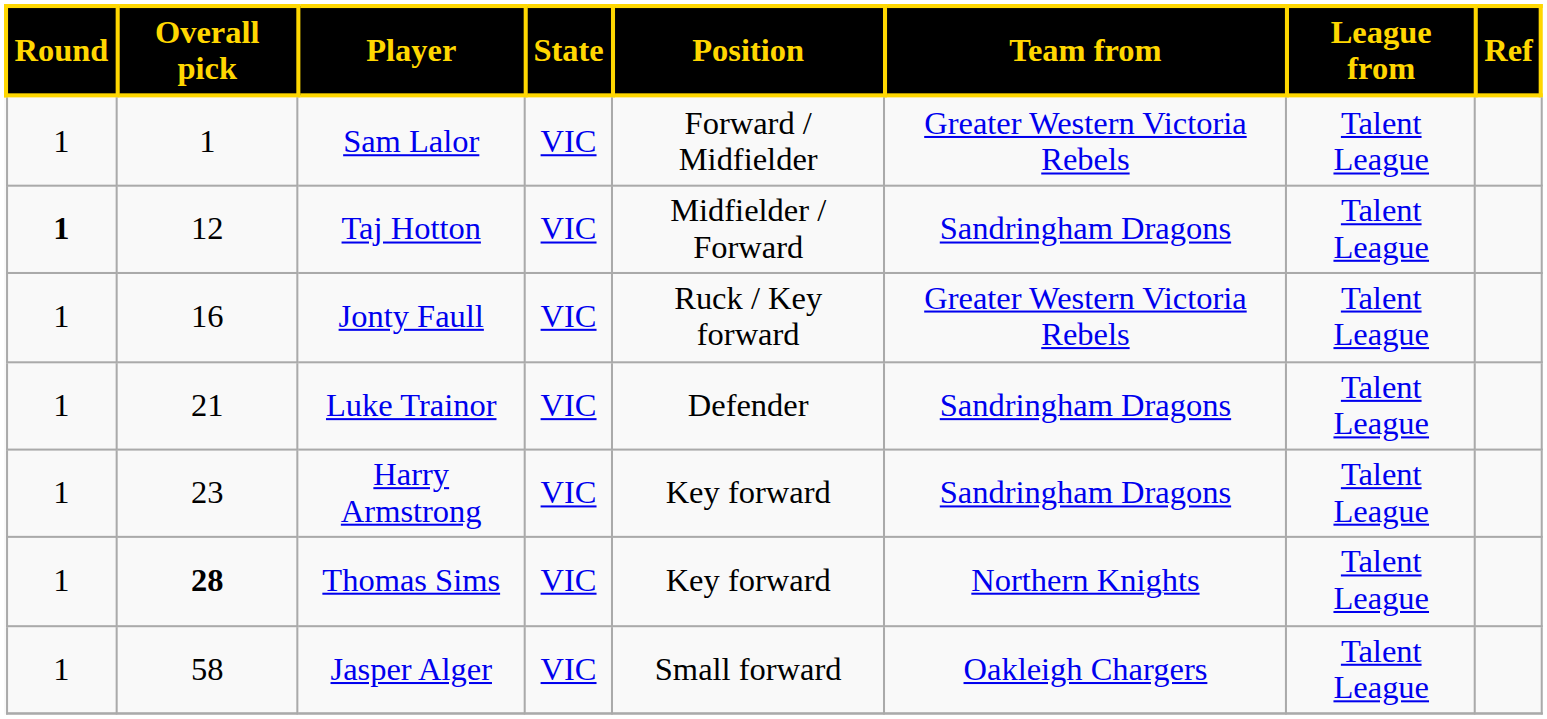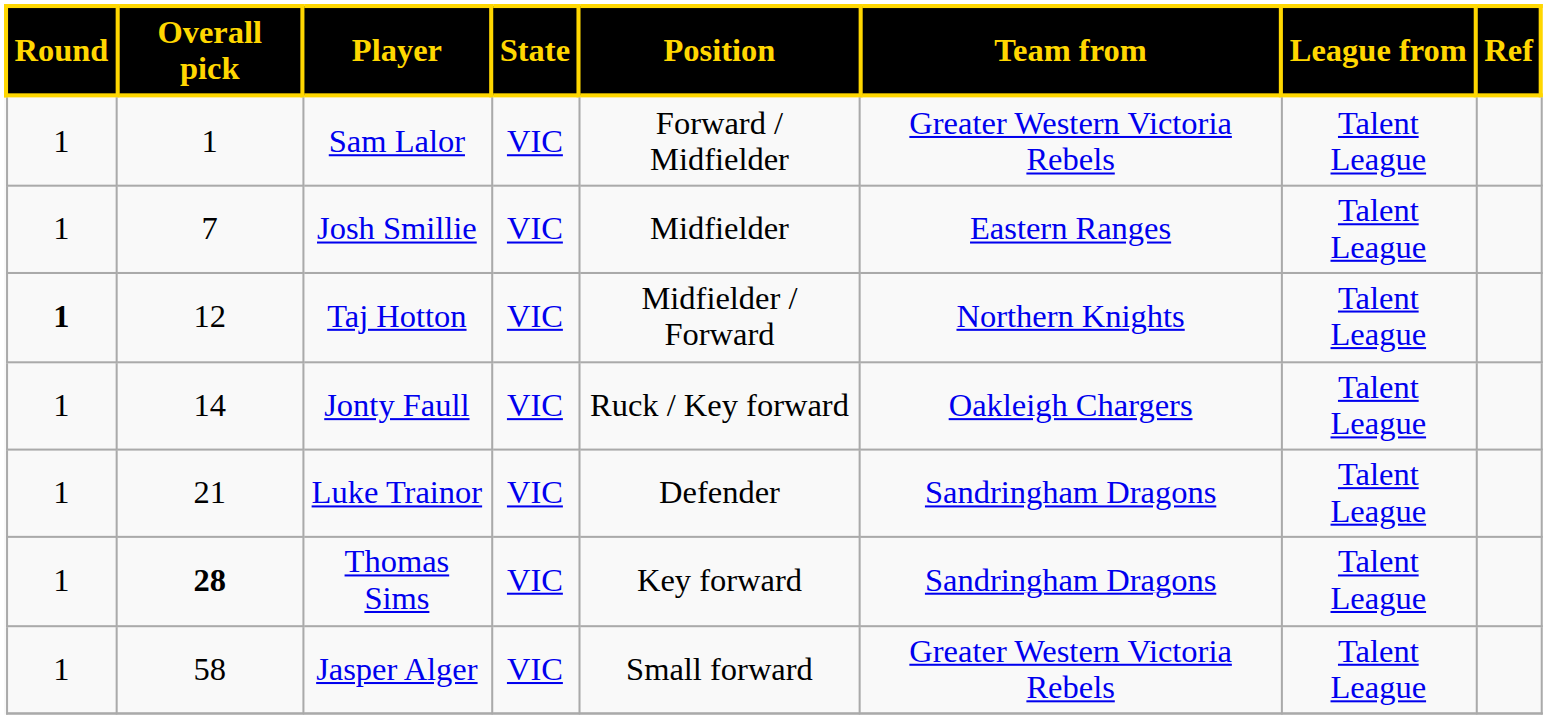+ row: (397, 228)
(1085, 228) Sandringham Dragons -> (1071, 316) Northern Knights
(207, 316) 16 -> (210, 404) 14
(1085, 316) Greater Western Victoria Rebels -> (1071, 404) Oakleigh Chargers
- row: (411, 492)
(1085, 580) Northern Knights -> (1071, 580) Sandringham Dragons
(1085, 668) Oakleigh Chargers -> (1071, 668) Greater Western Victoria Rebels
